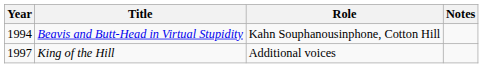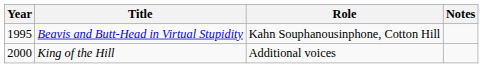(20, 33) 1994 -> (20, 33) 1995
(20, 53) 1997 -> (20, 53) 2000
